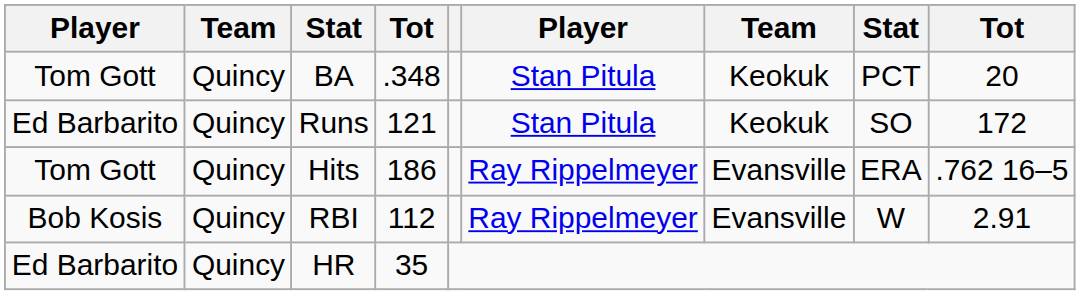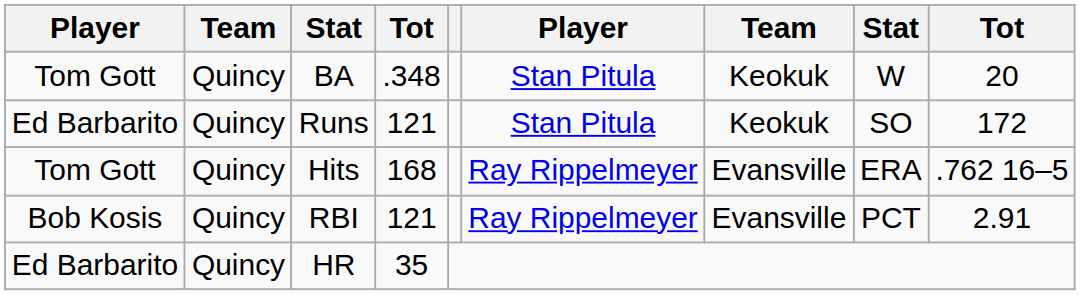(891, 75) PCT -> (891, 75) W
(412, 170) 186 -> (412, 170) 168
(412, 218) 112 -> (412, 218) 121
(891, 218) W -> (891, 218) PCT
